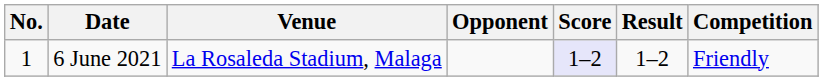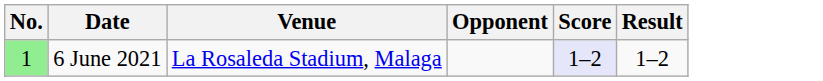- column: (753, 22)
(26, 57) no background -> (26, 57) lightgreen background
